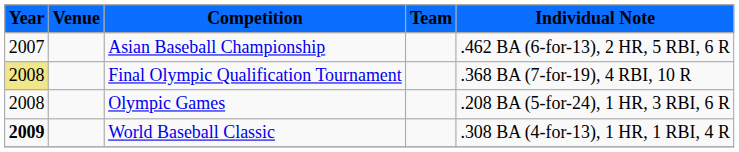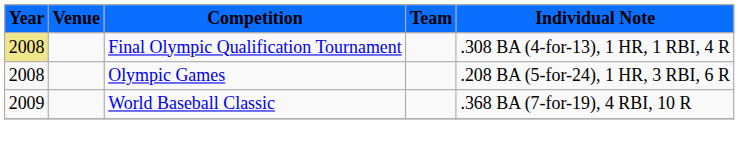- row: (217, 47)
(576, 75) .368 BA (7-for-19), 4 RBI, 10 R -> (595, 47) .308 BA (4-for-13), 1 HR, 1 RBI, 4 R
(27, 132) bold -> (27, 103) normal
(595, 132) .308 BA (4-for-13), 1 HR, 1 RBI, 4 R -> (576, 103) .368 BA (7-for-19), 4 RBI, 10 R
